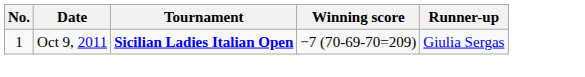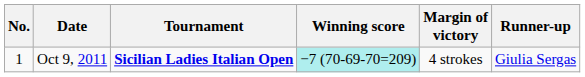+ column: (456, 26)
(358, 41) no background -> (358, 59) paleturquoise background
